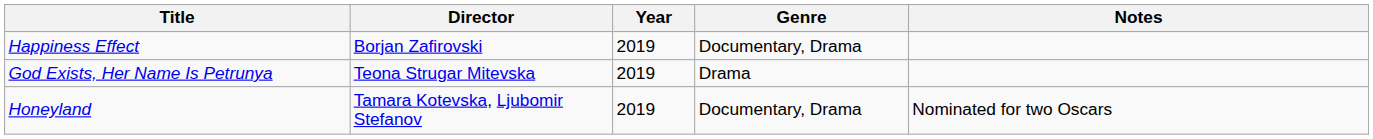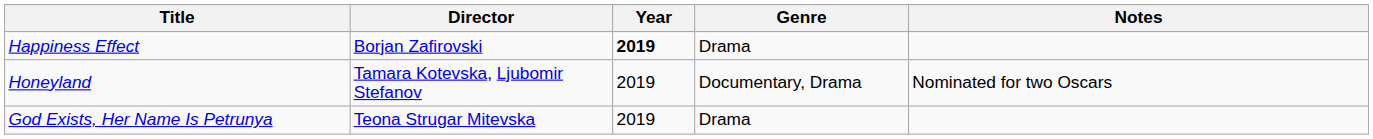(636, 45) normal -> (636, 45) bold
(780, 45) Documentary, Drama -> (725, 45) Drama
rows swapped: (141, 73) <-> (50, 110)
